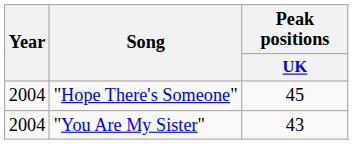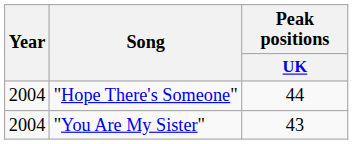(295, 95) 45 -> (295, 95) 44
